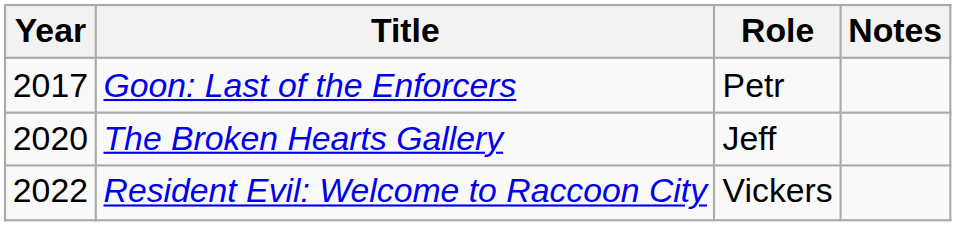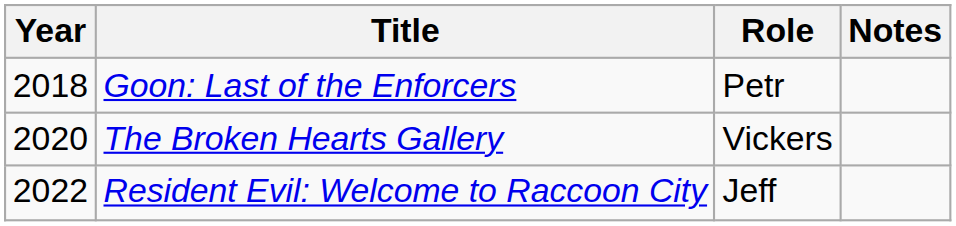(50, 84) 2017 -> (50, 84) 2018
(750, 138) Jeff -> (778, 138) Vickers
(778, 191) Vickers -> (750, 191) Jeff
